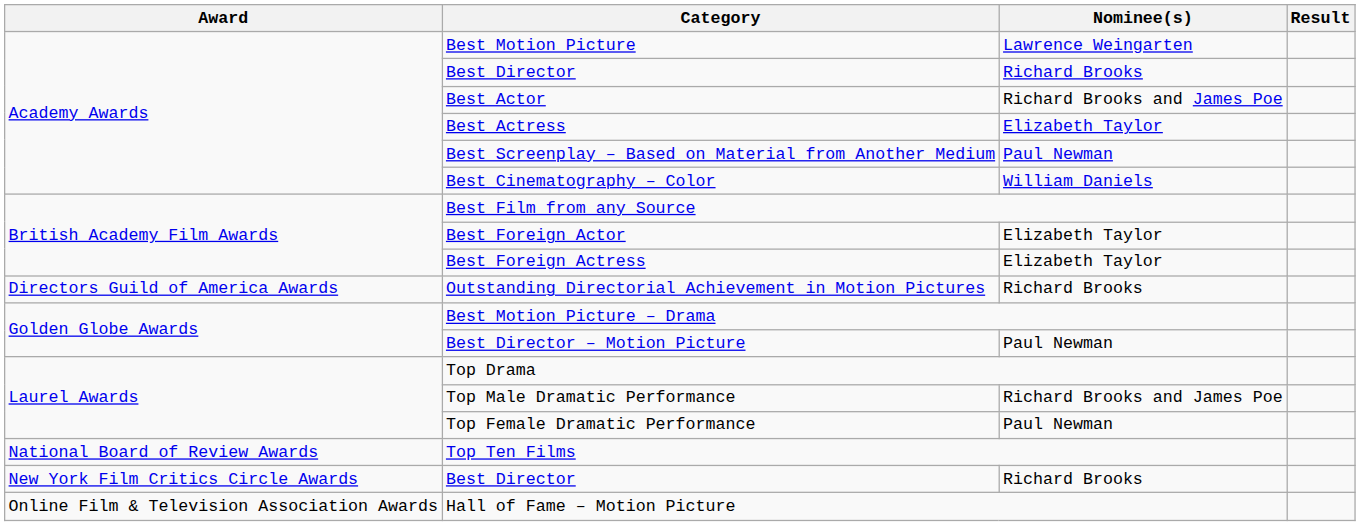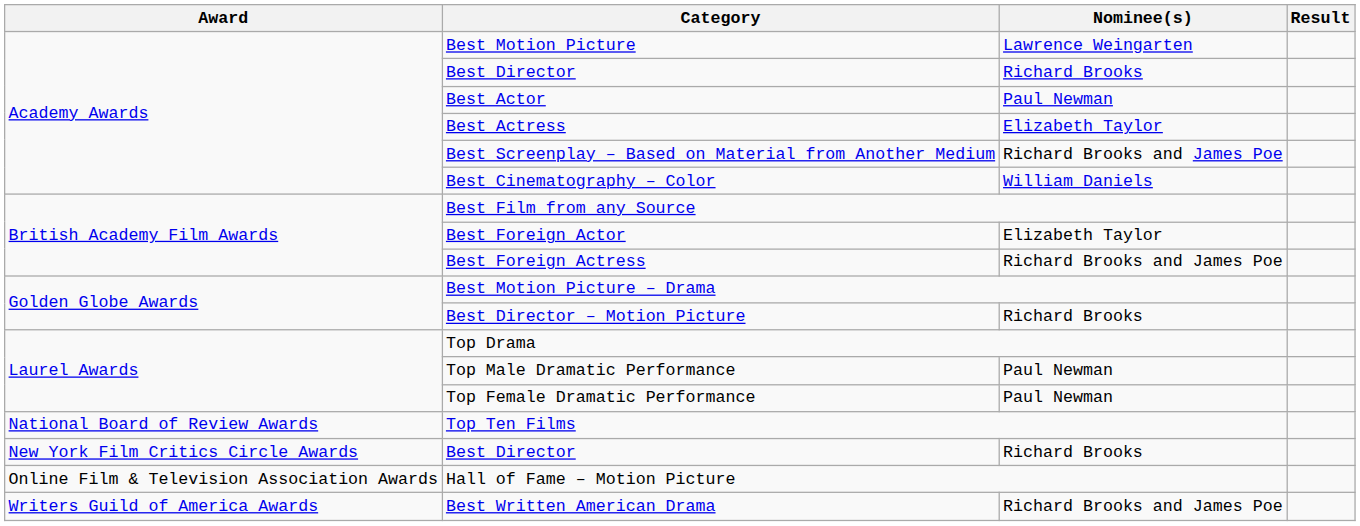(1143, 100) Richard Brooks and James Poe -> (1058, 100) Paul Newman
(1058, 154) Paul Newman -> (1143, 154) Richard Brooks and James Poe
(1083, 262) Elizabeth Taylor -> (1143, 262) Richard Brooks and James Poe
- row: (173, 289)
(1058, 344) Paul Newman -> (1073, 317) Richard Brooks
(1143, 398) Richard Brooks and James Poe -> (1058, 371) Paul Newman
+ row: (163, 506)
